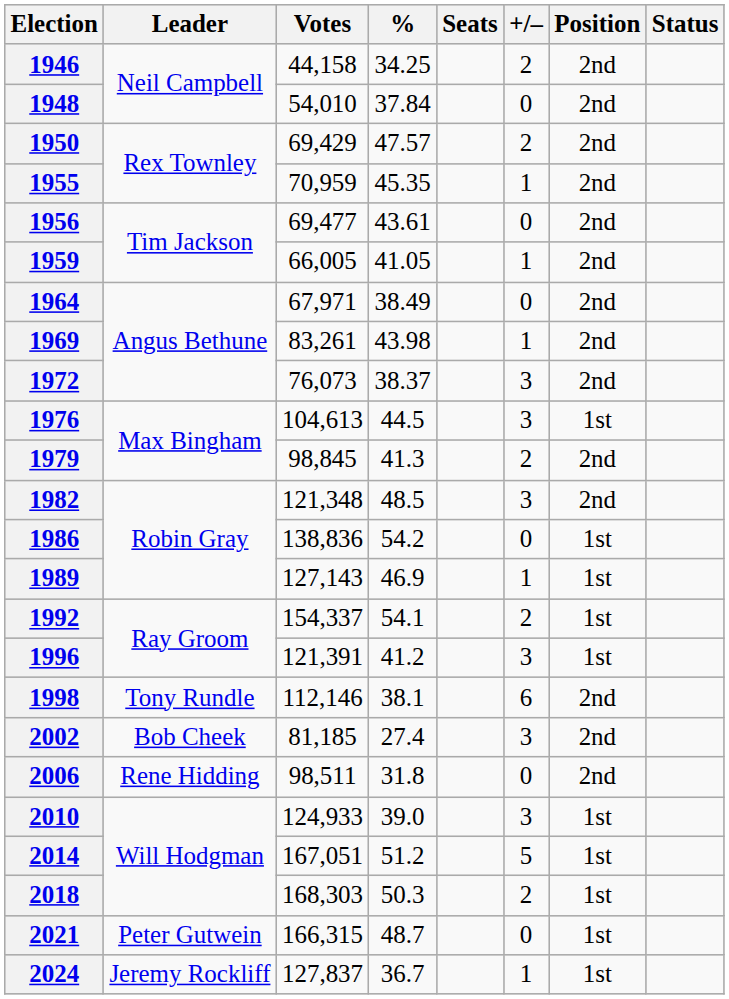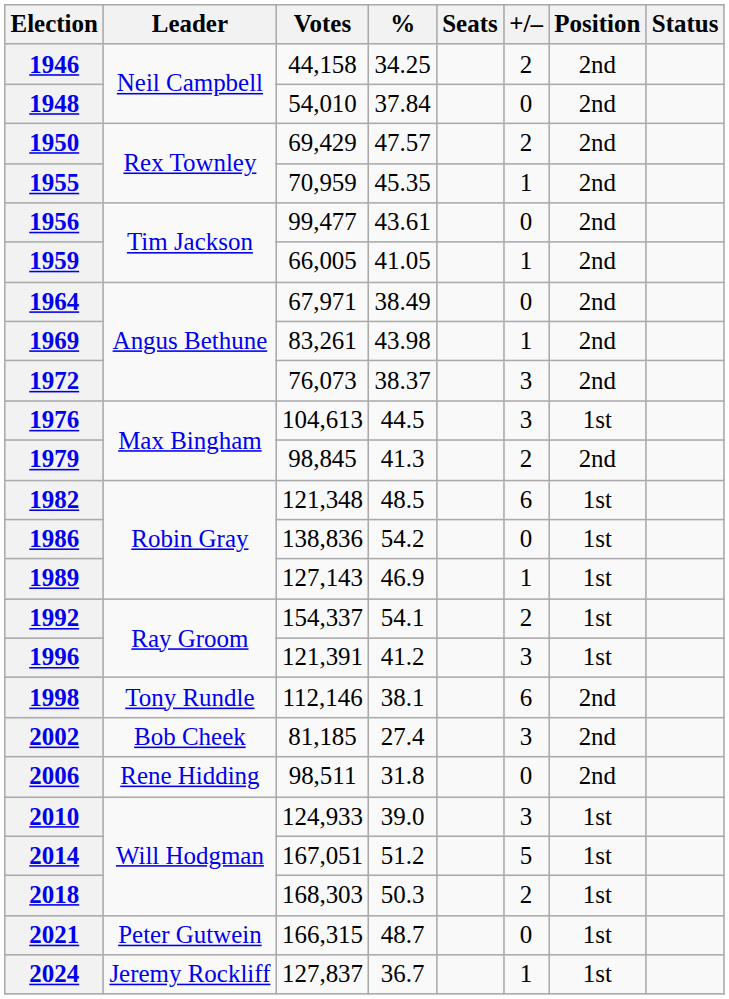(323, 222) 69,477 -> (323, 222) 99,477
(526, 499) 3 -> (526, 499) 6
(597, 499) 2nd -> (597, 499) 1st
